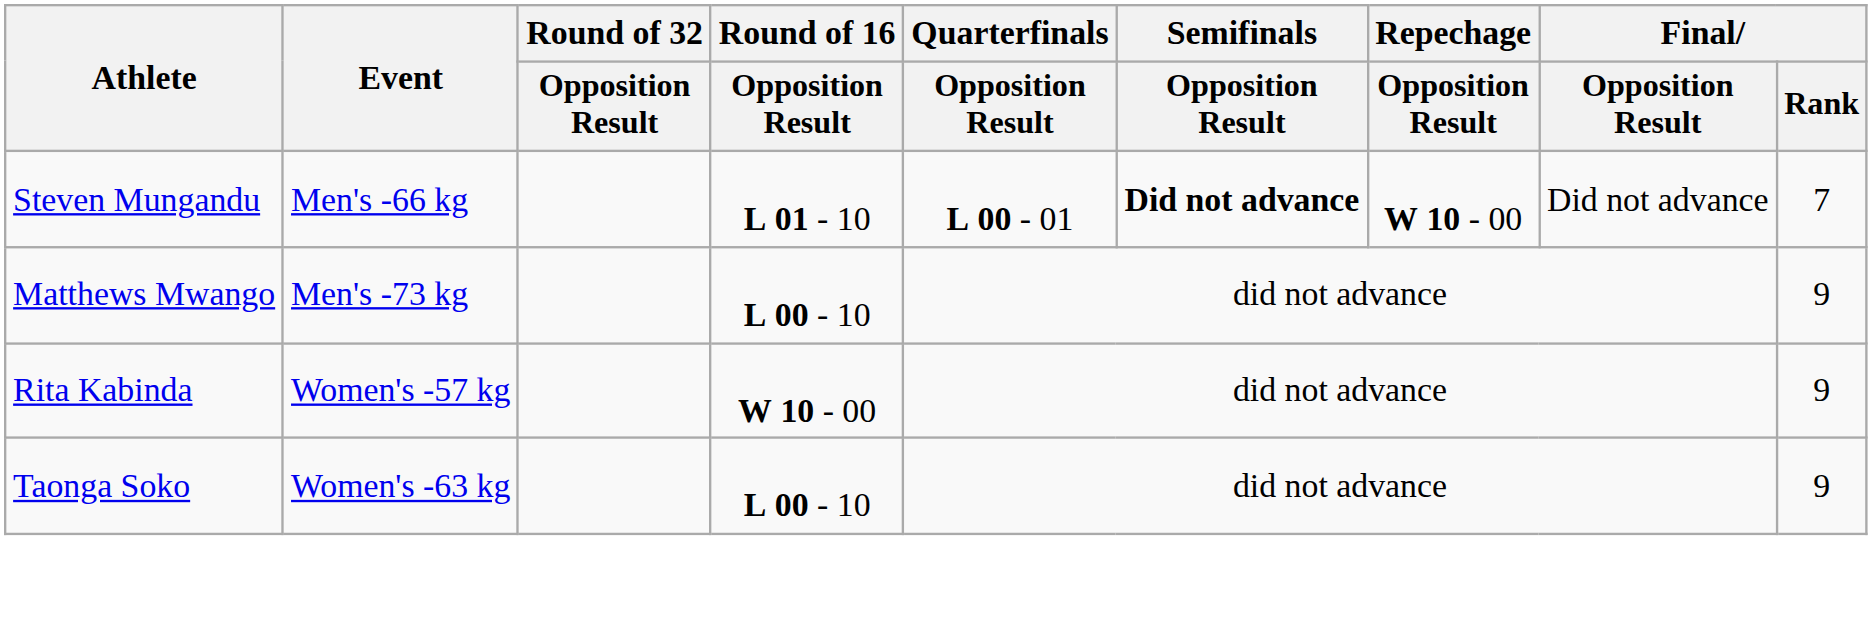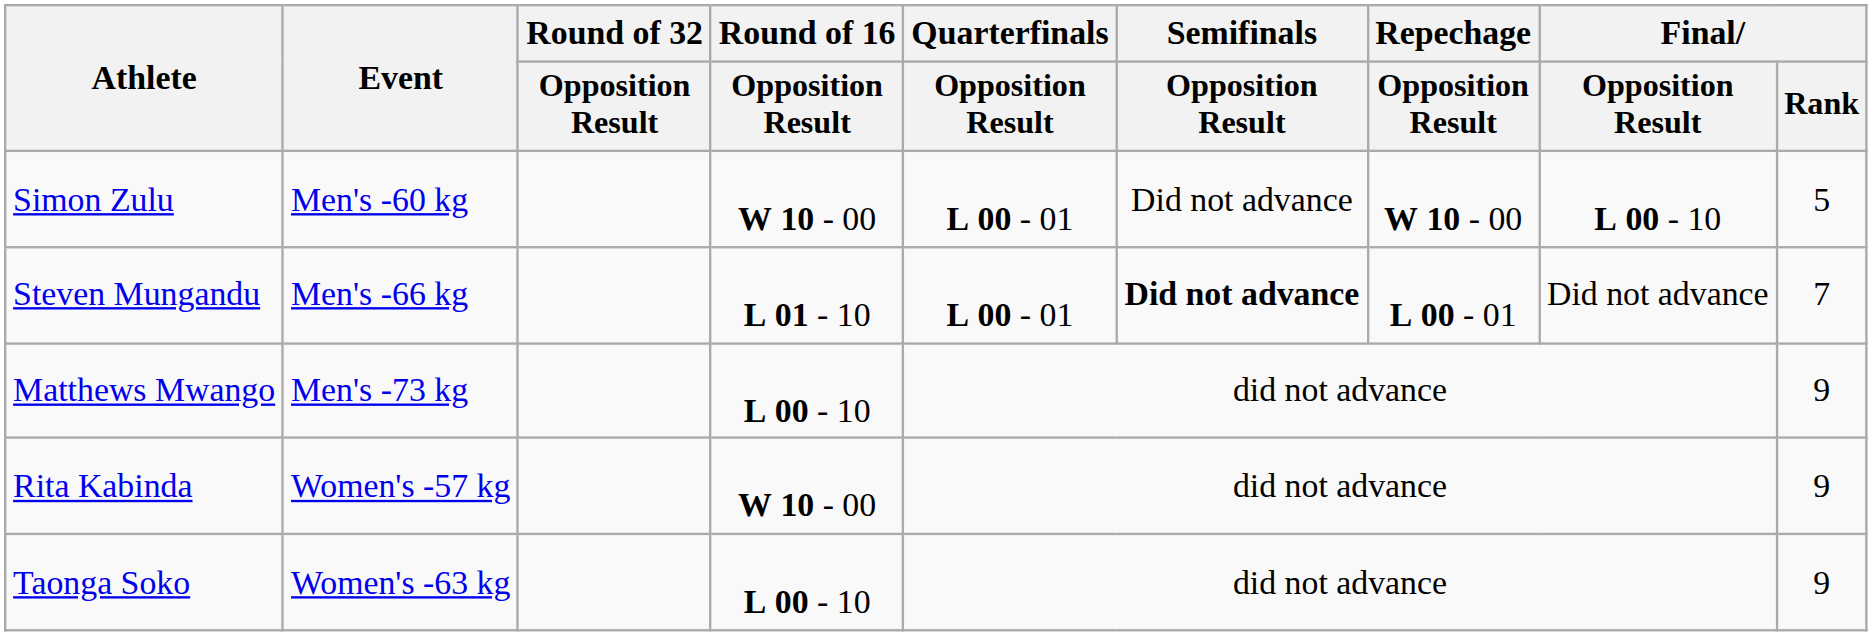+ row: (93, 198)
(1453, 218) W 10 - 00 -> (1453, 314) L 00 - 01
